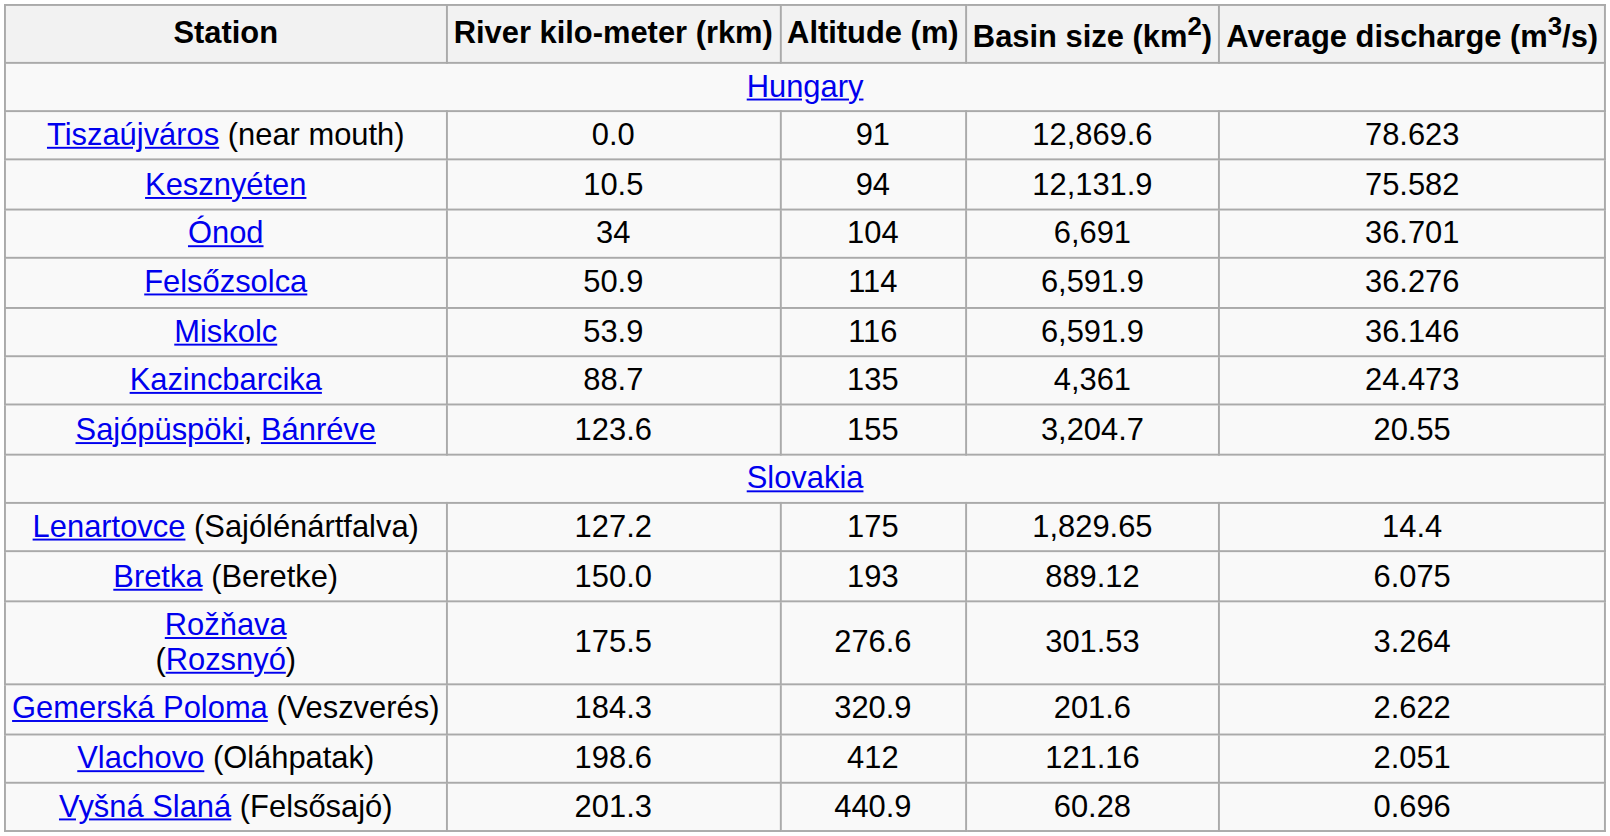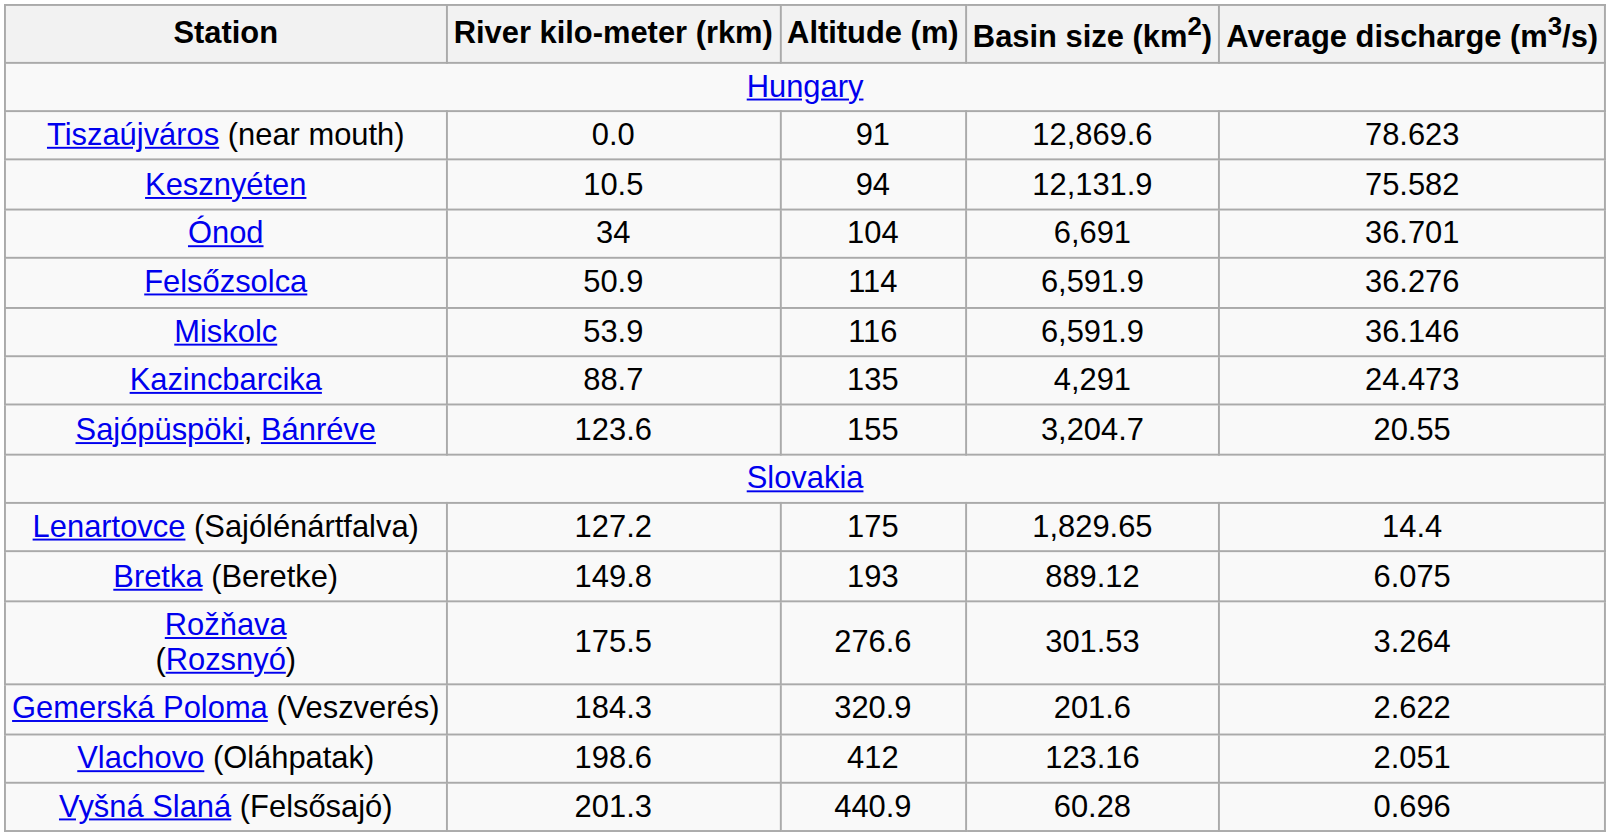(1092, 380) 4,361 -> (1092, 380) 4,291
(613, 576) 150.0 -> (613, 576) 149.8
(1092, 757) 121.16 -> (1092, 757) 123.16
